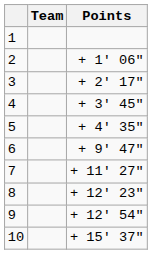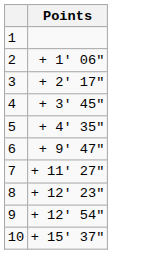- column: (47, 16)
